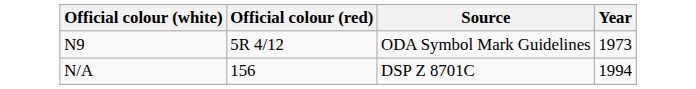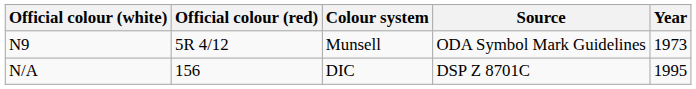+ column: (377, 17)
(615, 71) 1994 -> (670, 71) 1995
